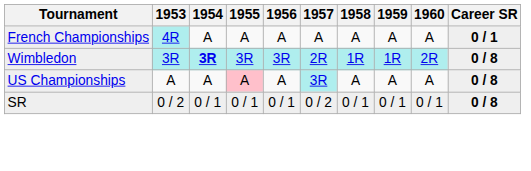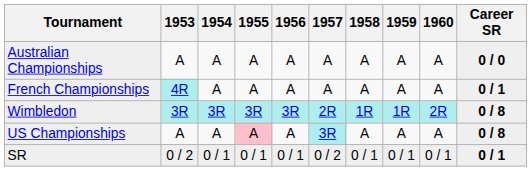+ row: (55, 60)
(208, 59) bold -> (217, 111) normal
(484, 102) 0 / 8 -> (492, 155) 0 / 1
